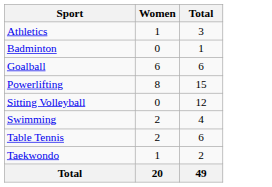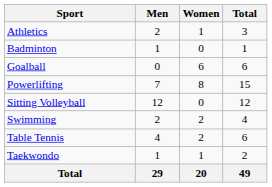+ column: (157, 13)
